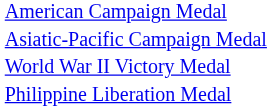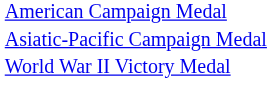- row: (118, 94)
